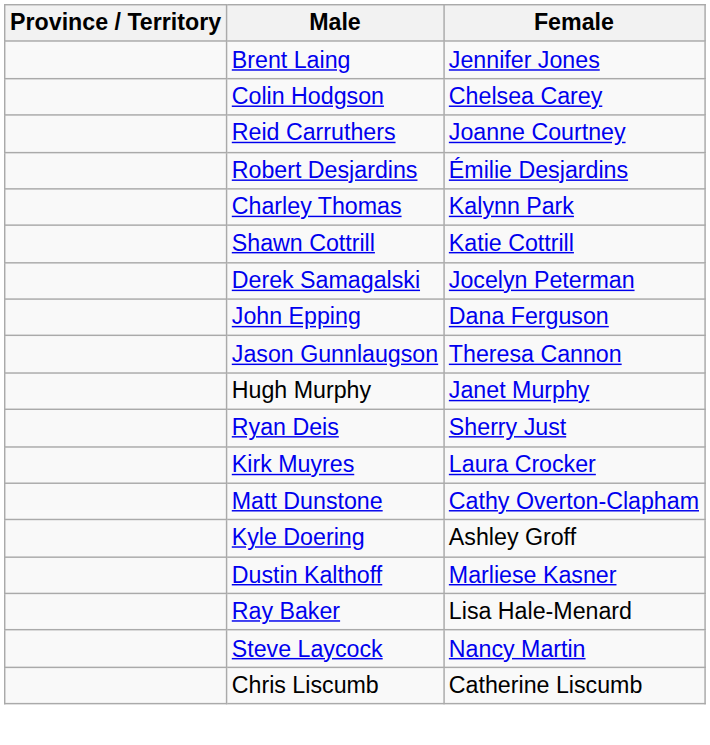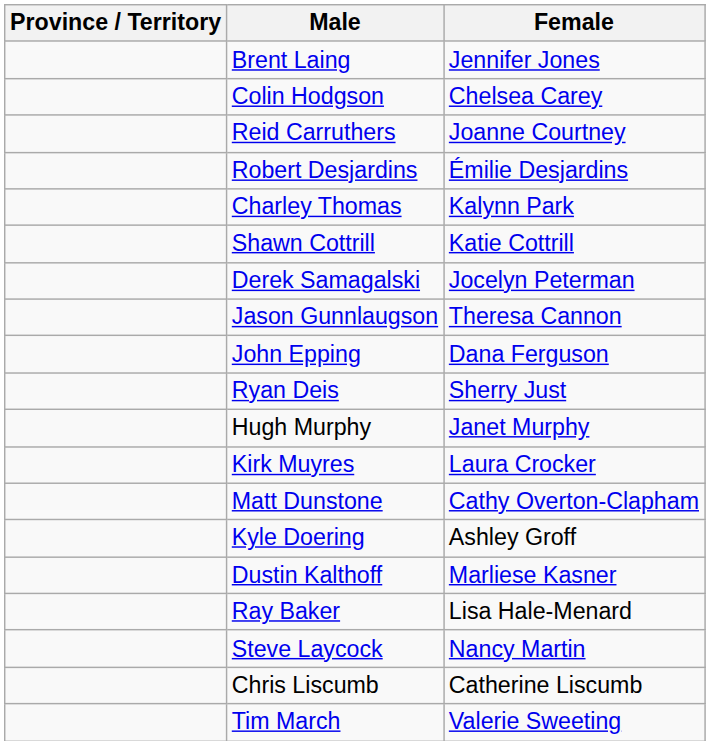rows swapped: (296, 317) <-> (335, 354)
rows swapped: (301, 390) <-> (285, 427)
+ row: (286, 721)
